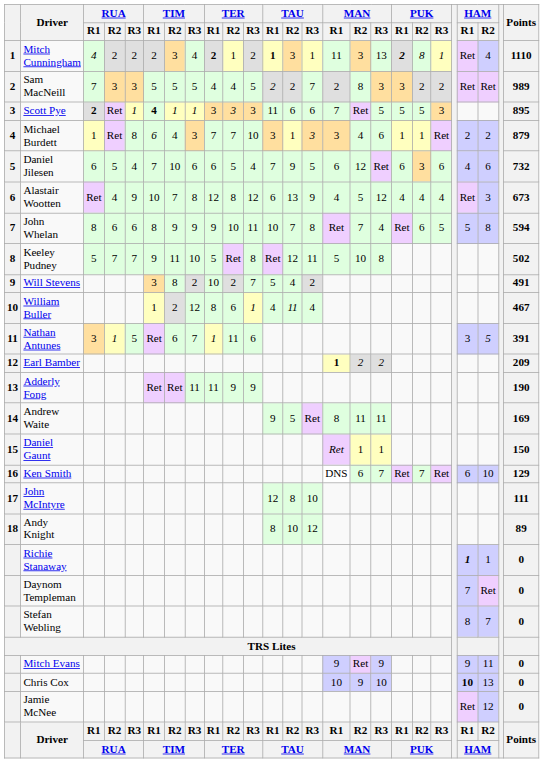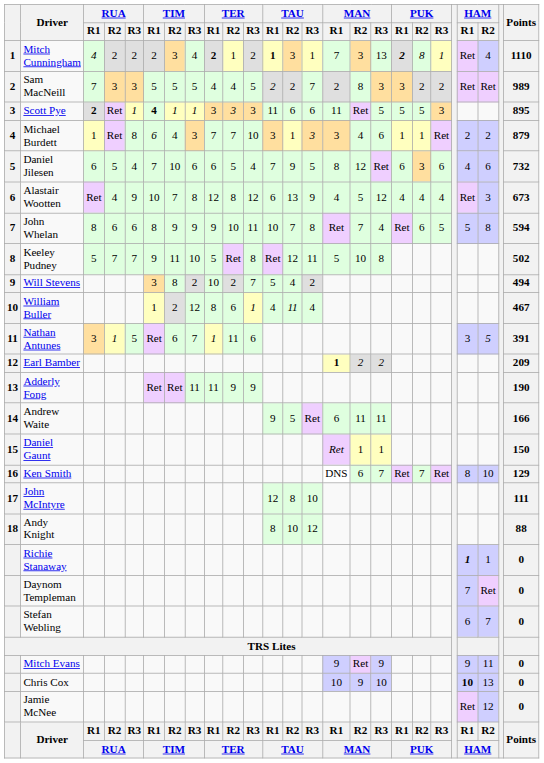(336, 55) 11 -> (336, 55) 7
(336, 111) 7 -> (336, 111) 11
(336, 166) 6 -> (336, 166) 8
(521, 283) 491 -> (521, 283) 494
(336, 418) 8 -> (336, 418) 6
(521, 418) 169 -> (521, 418) 166
(467, 473) 6 -> (467, 473) 8
(521, 529) 89 -> (521, 529) 88
(467, 621) 8 -> (467, 621) 6
